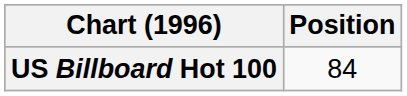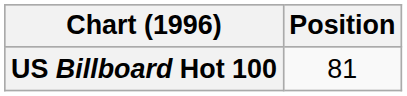(342, 68) 84 -> (342, 68) 81
